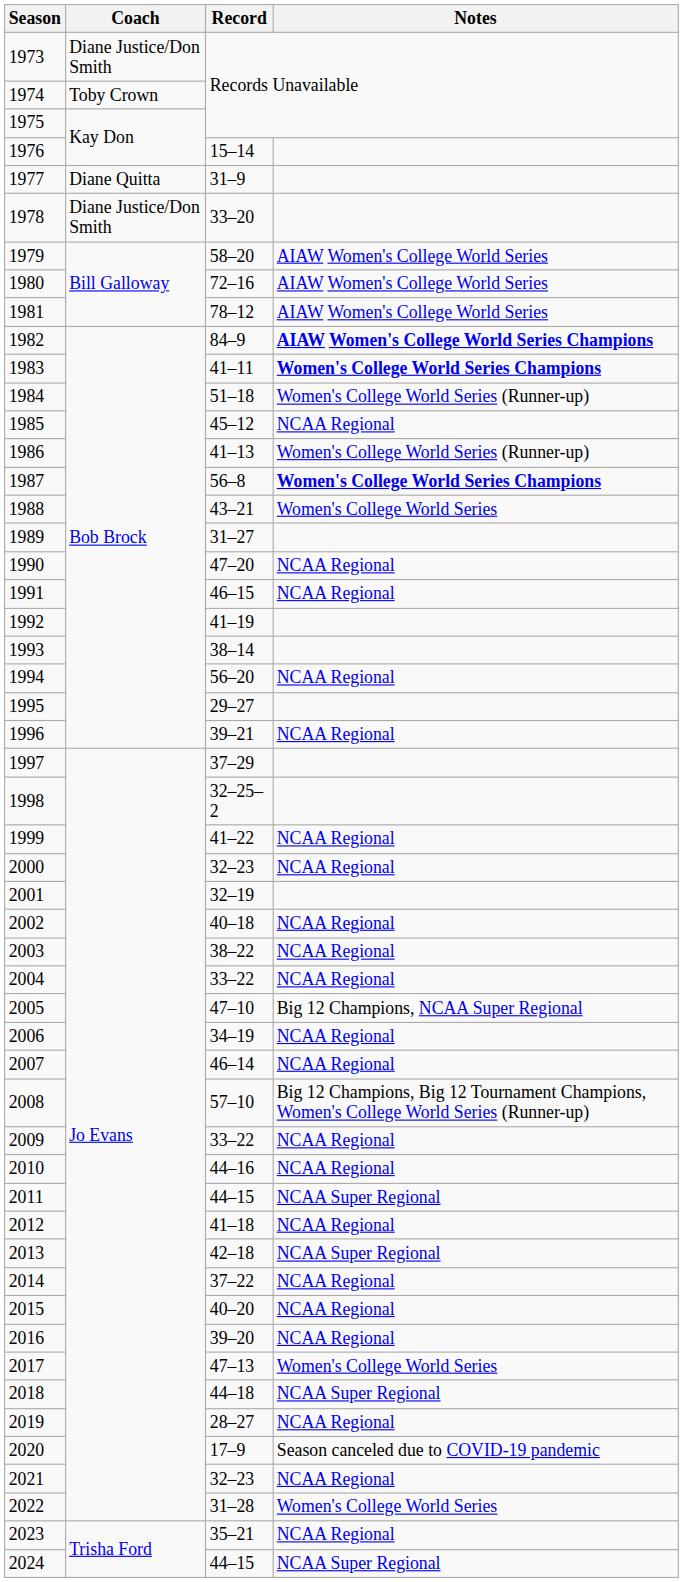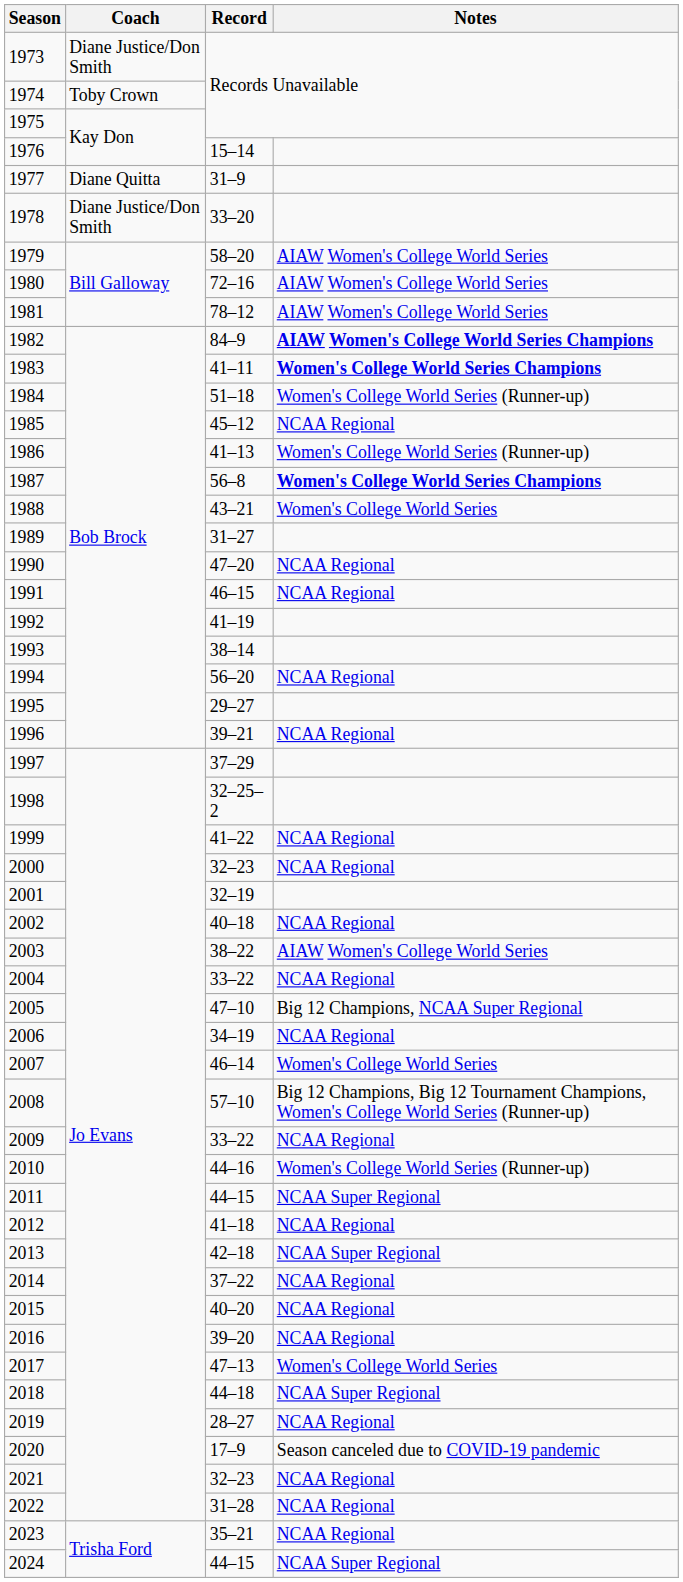(336, 951) NCAA Regional -> (412, 951) AIAW Women's College World Series
(336, 1064) NCAA Regional -> (387, 1064) Women's College World Series
(336, 1168) NCAA Regional -> (433, 1168) Women's College World Series (Runner-up)
(387, 1506) Women's College World Series -> (336, 1506) NCAA Regional
